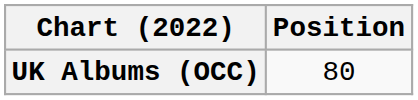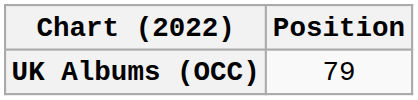(339, 72) 80 -> (339, 72) 79
